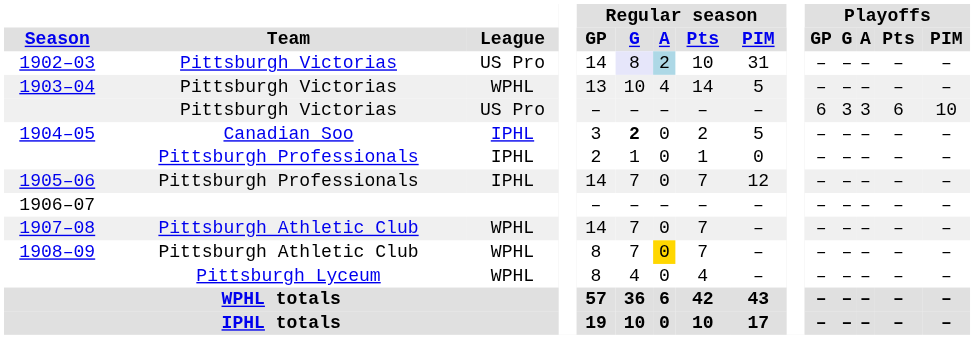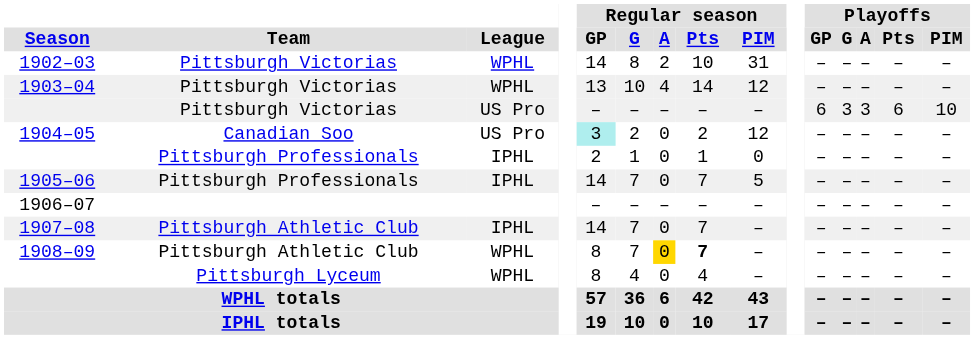(512, 63) US Pro -> (512, 63) WPHL
(634, 63) lavender background -> (634, 63) no background
(664, 63) lightblue background -> (664, 63) no background
(758, 87) 5 -> (758, 87) 12
(512, 134) IPHL -> (512, 134) US Pro
(596, 134) no background -> (596, 134) paleturquoise background
(634, 134) bold -> (634, 134) normal
(758, 134) 5 -> (758, 134) 12
(758, 181) 12 -> (758, 181) 5
(512, 228) WPHL -> (512, 228) IPHL
(703, 252) normal -> (703, 252) bold
